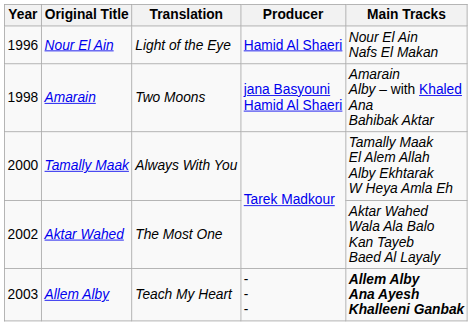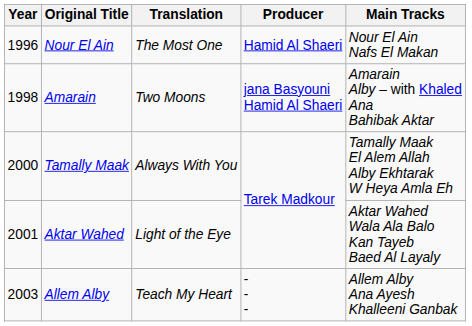(183, 44) Light of the Eye -> (179, 44) The Most One
(23, 234) 2002 -> (23, 234) 2001
(179, 234) The Most One -> (183, 234) Light of the Eye
(406, 294) bold -> (403, 294) normal
